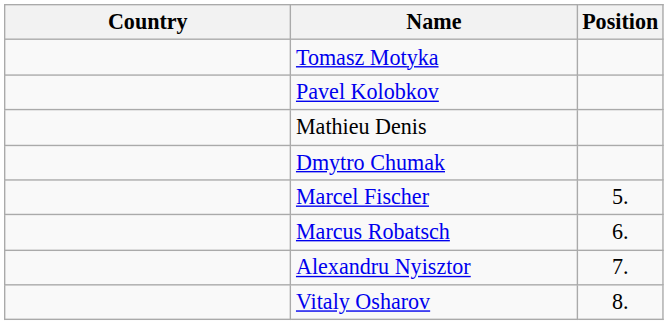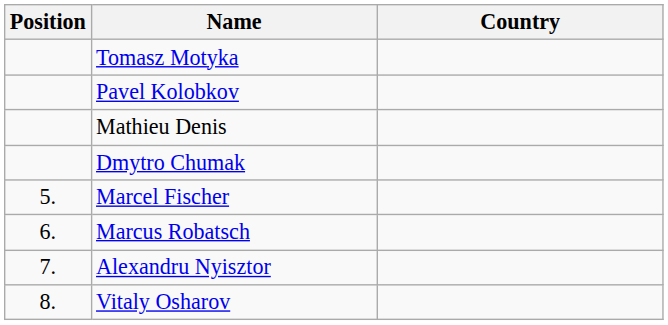columns swapped: (620, 22) <-> (148, 22)
